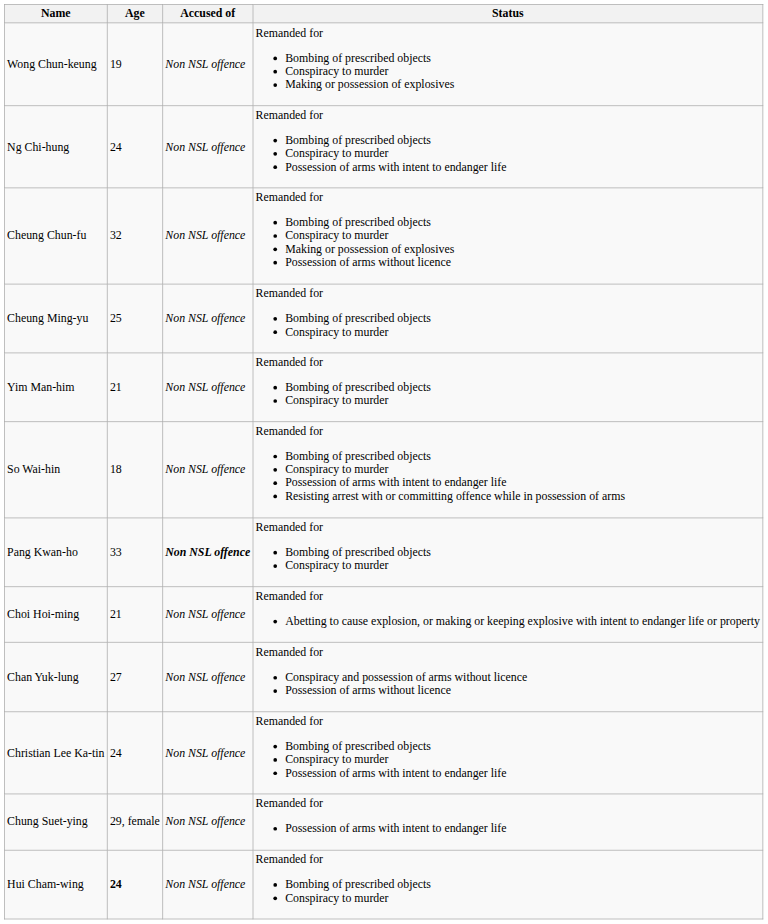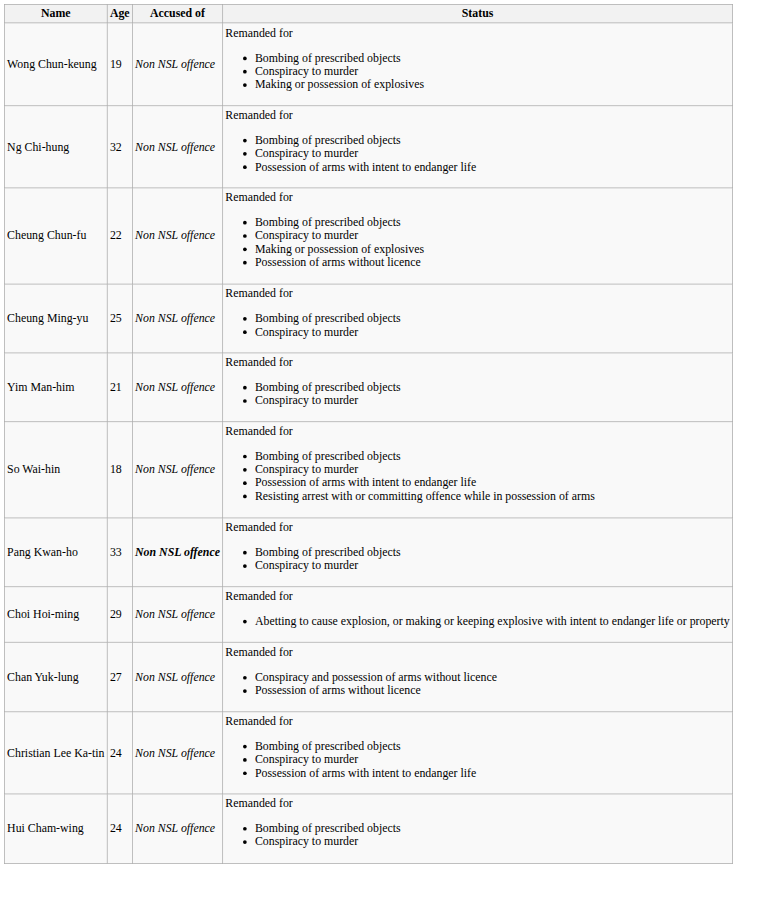(116, 146) 24 -> (116, 146) 32
(116, 235) 32 -> (116, 235) 22
(116, 614) 21 -> (116, 614) 29
- row: (47, 822)
(116, 884) bold -> (116, 828) normal
